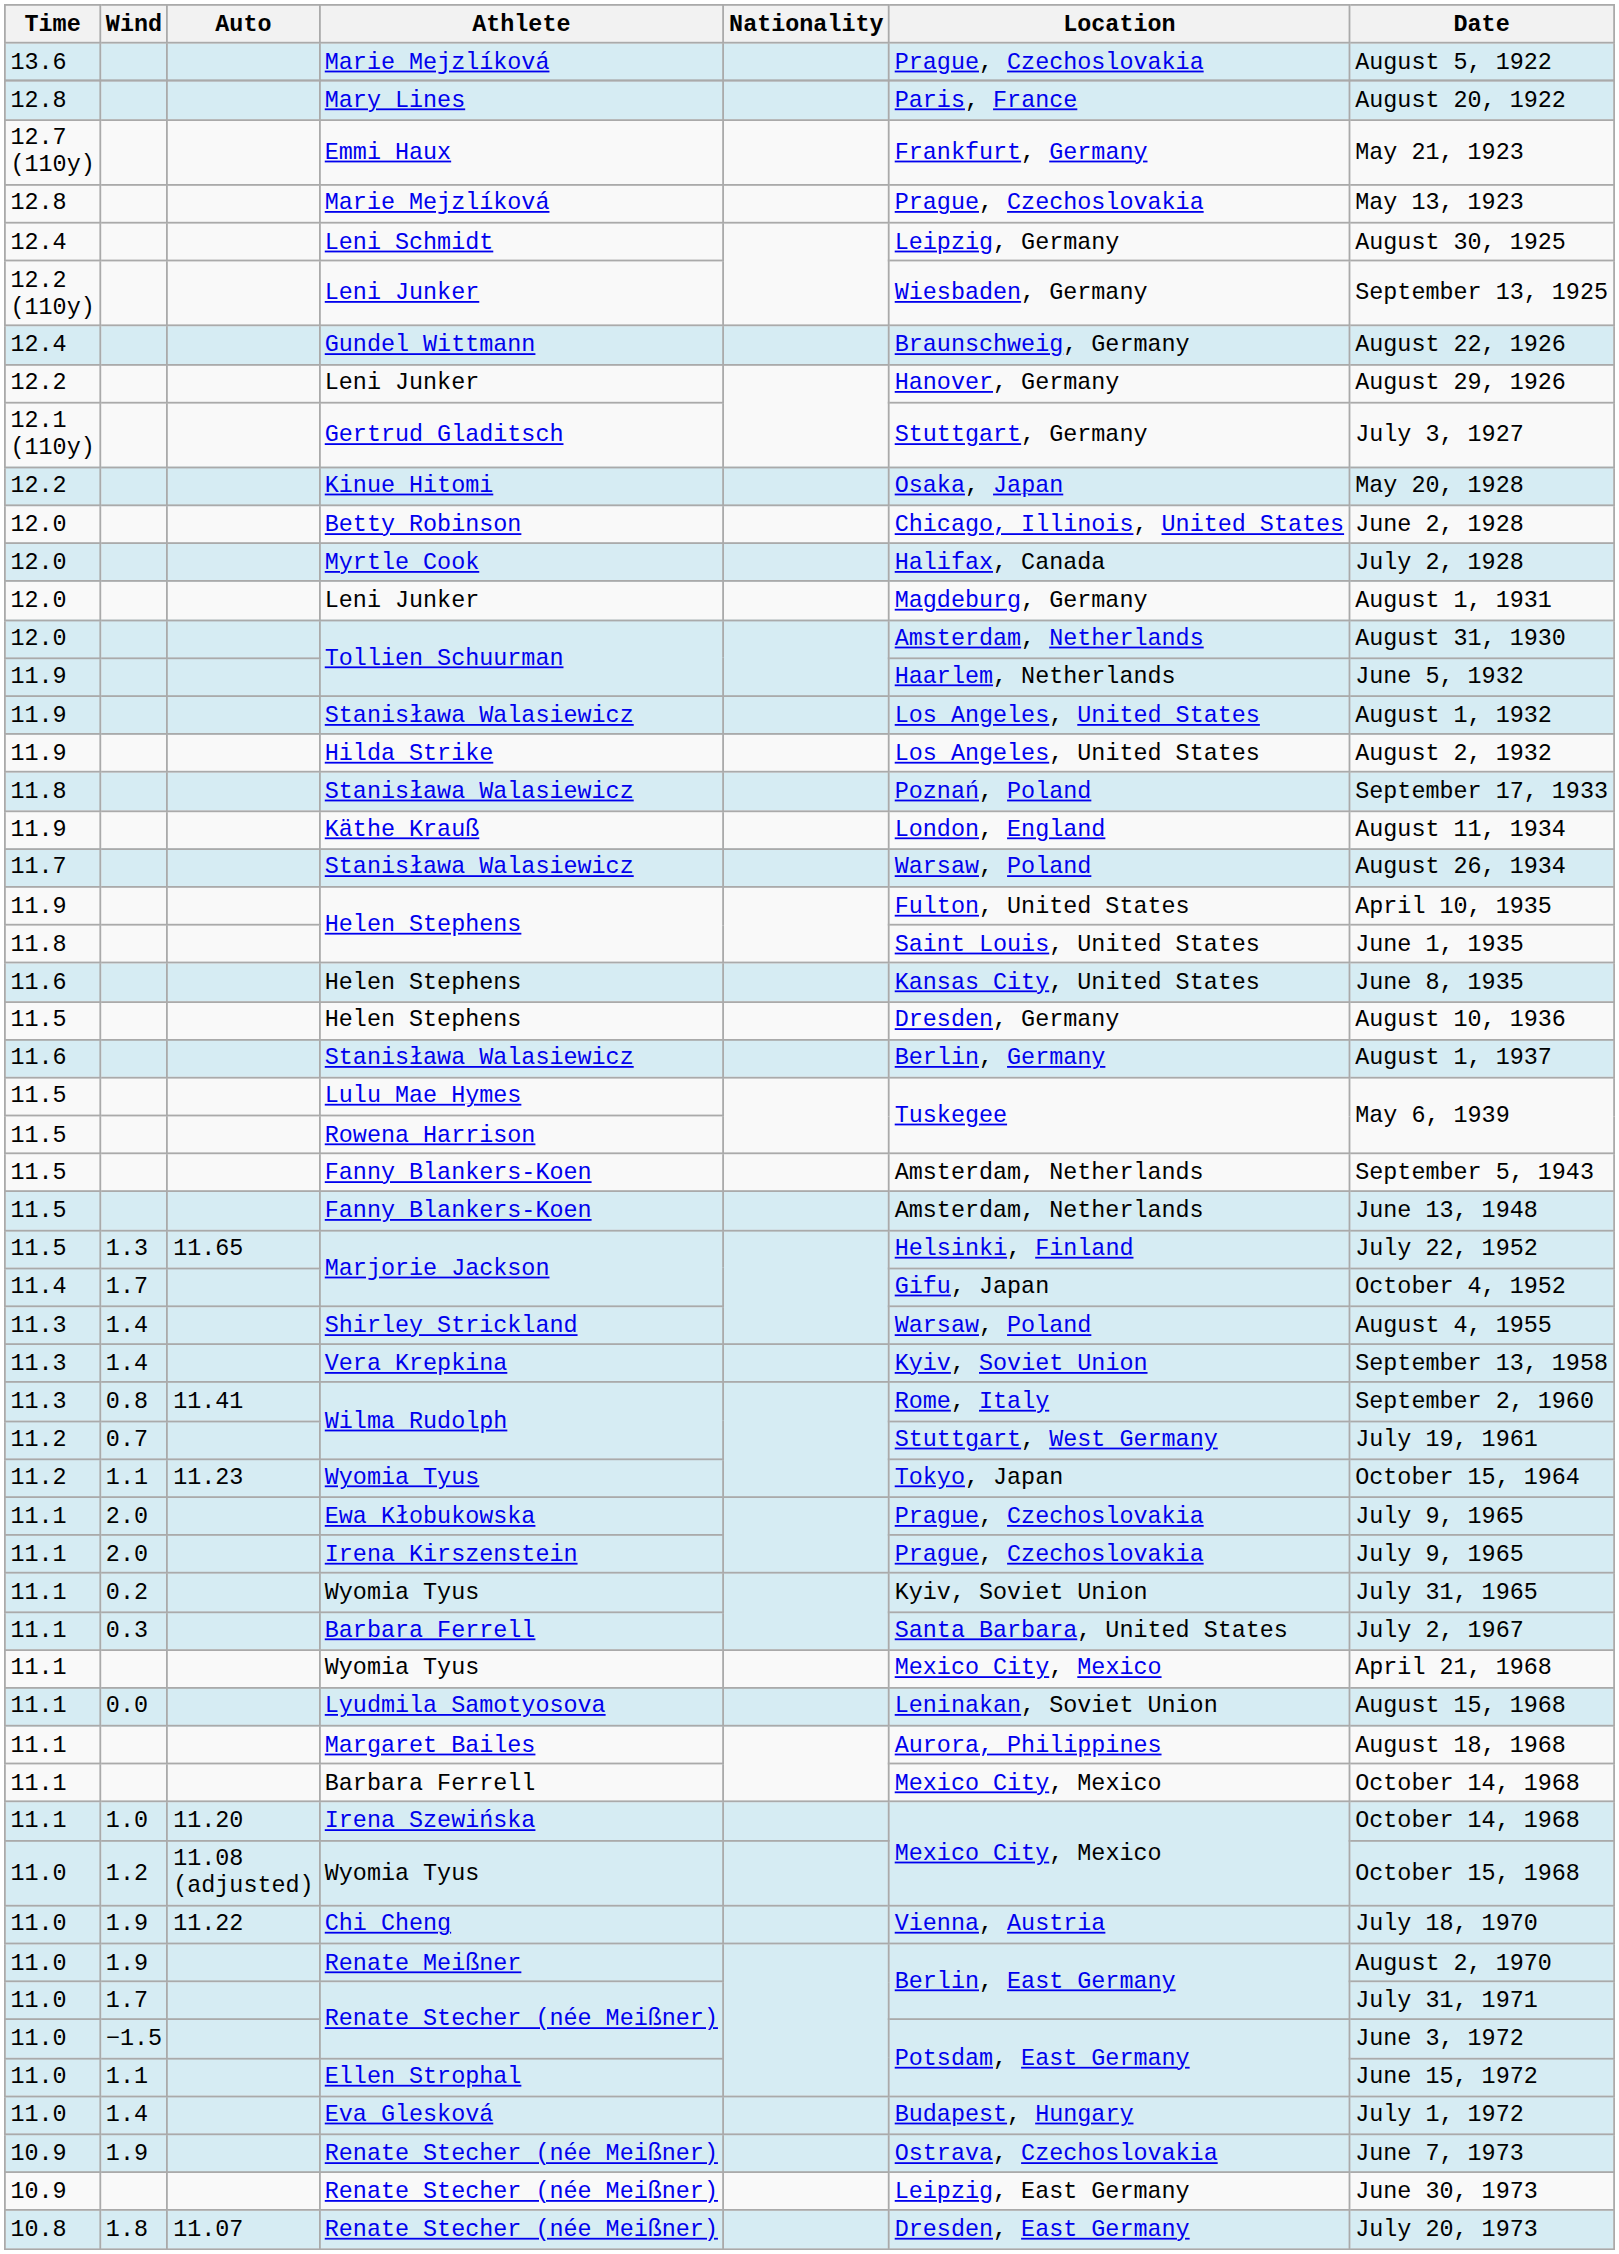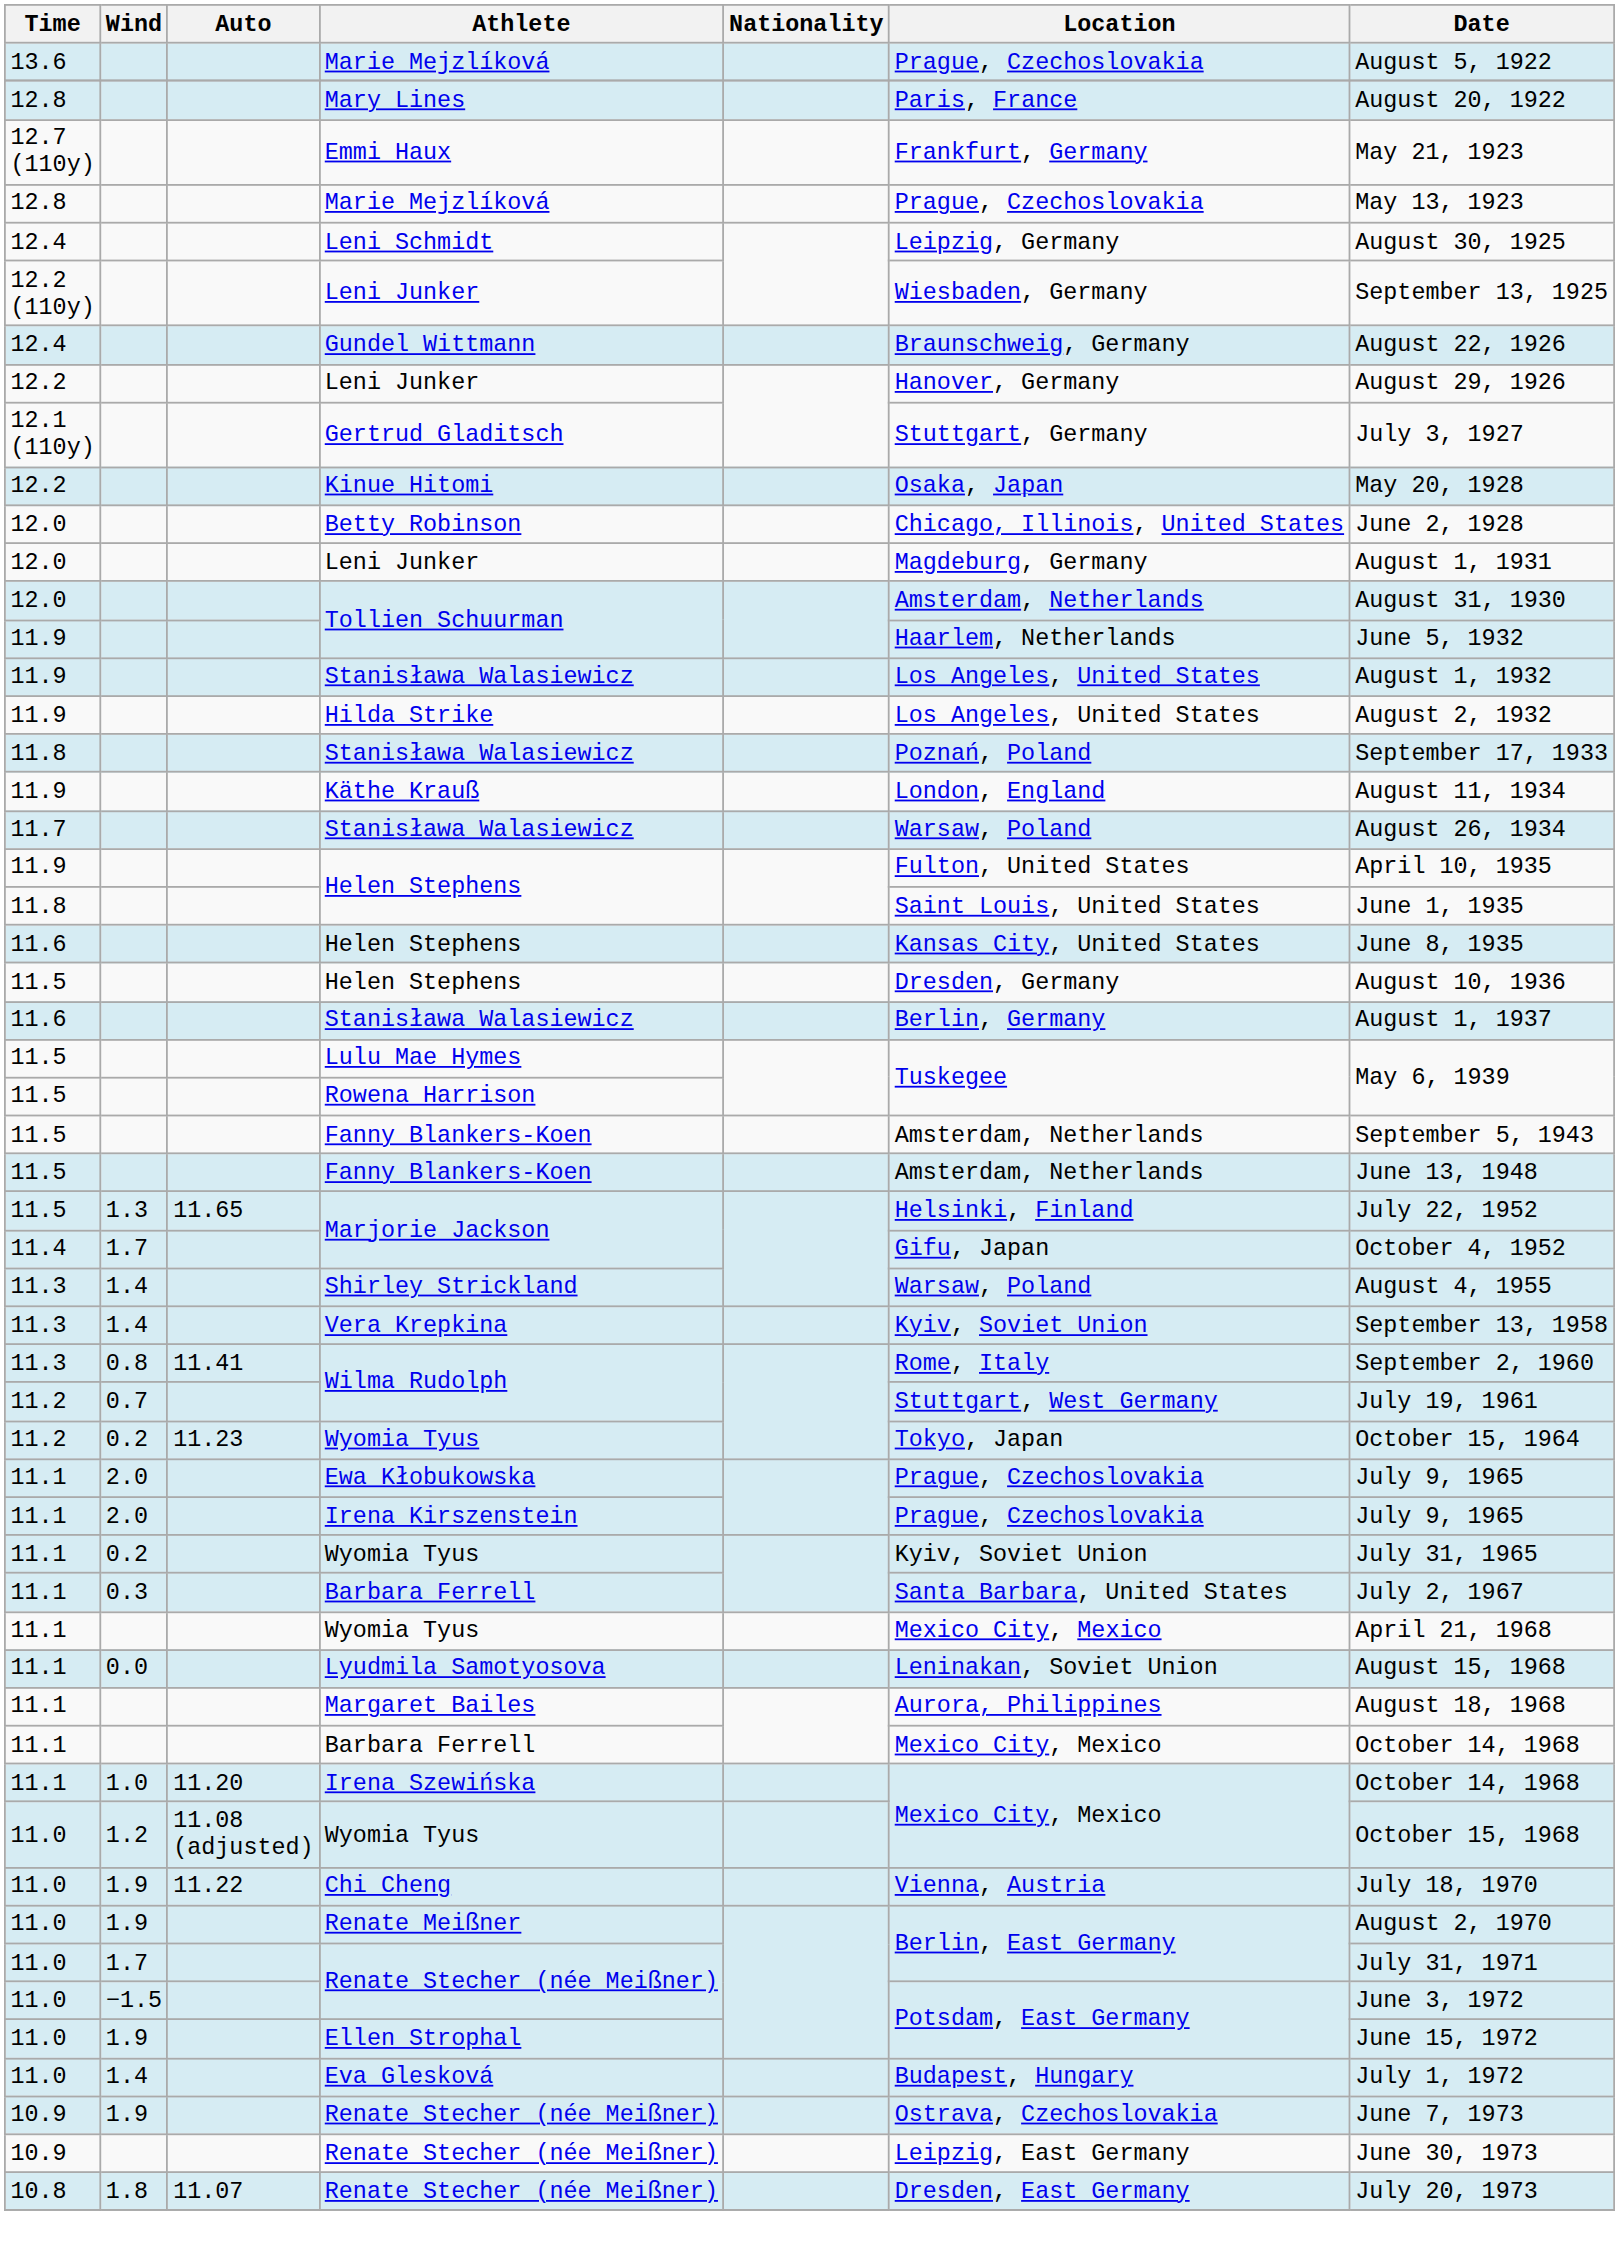- row: (39, 563)
(127, 1478) 1.1 -> (127, 1440) 0.2
(127, 2077) 1.1 -> (127, 2039) 1.9
